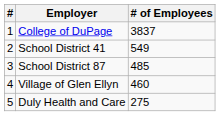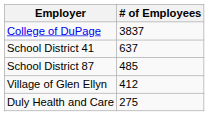- column: (10, 13)
(140, 48) 549 -> (129, 48) 637
(140, 84) 460 -> (129, 84) 412
